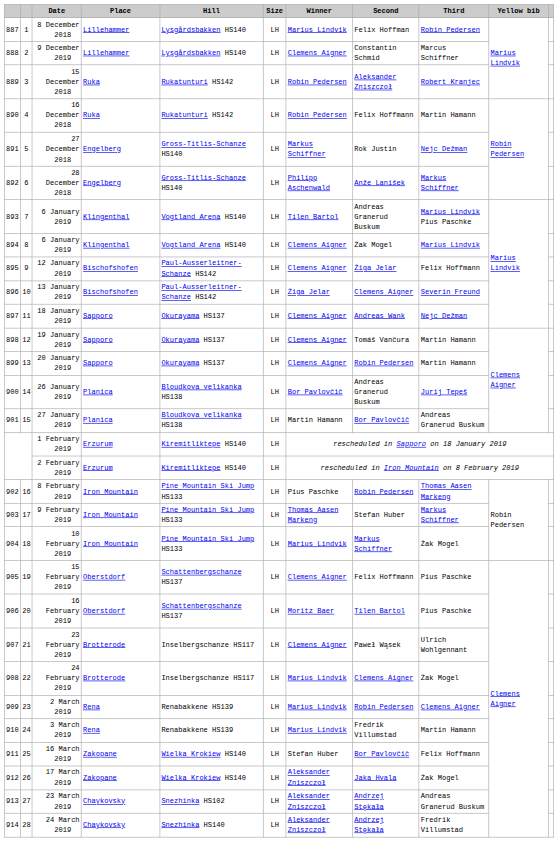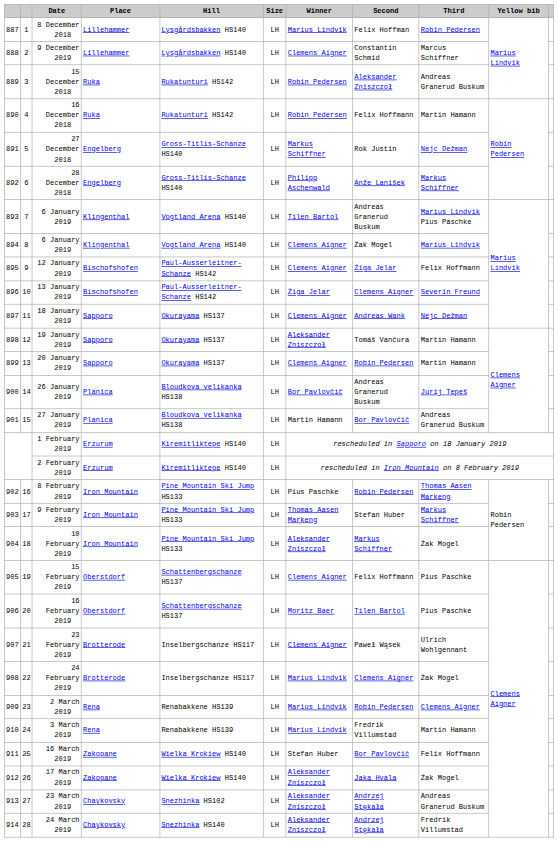(450, 82) Robert Kranjec -> (453, 82) Andreas Granerud Buskum
(317, 340) Clemens Aigner -> (309, 340) Aleksander Zniszczoł
(317, 544) Marius Lindvik -> (309, 544) Aleksander Zniszczoł
